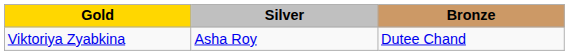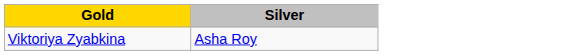- column: (471, 15)
